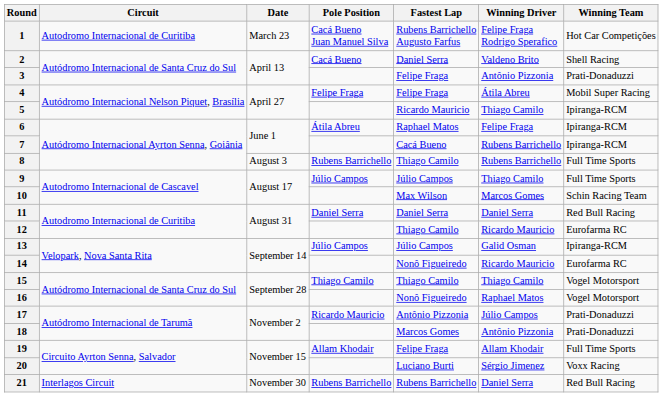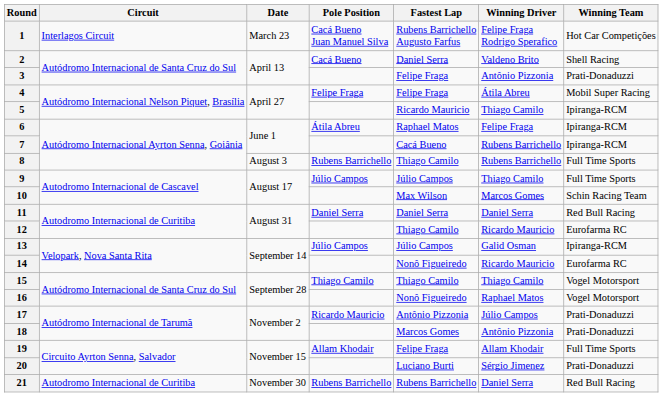(118, 35) Autodromo Internacional de Curitiba -> (78, 35) Interlagos Circuit
(593, 365) Voxx Racing -> (600, 365) Prati-Donaduzzi
(78, 382) Interlagos Circuit -> (118, 382) Autodromo Internacional de Curitiba
